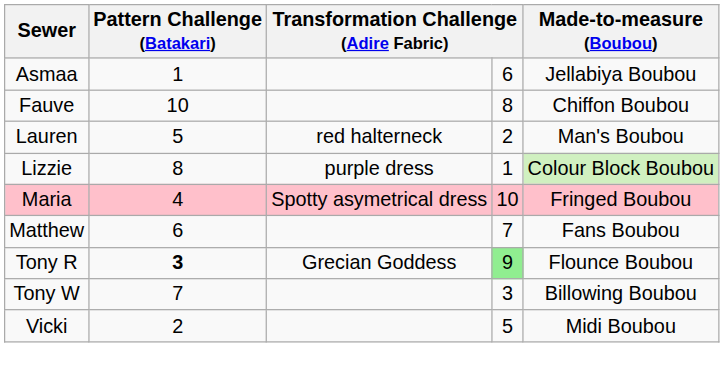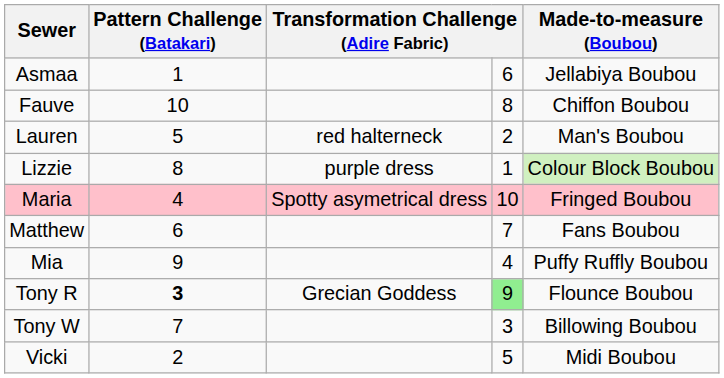+ row: (47, 262)
